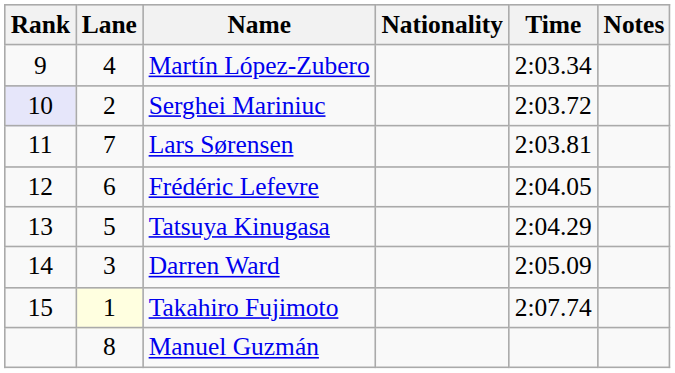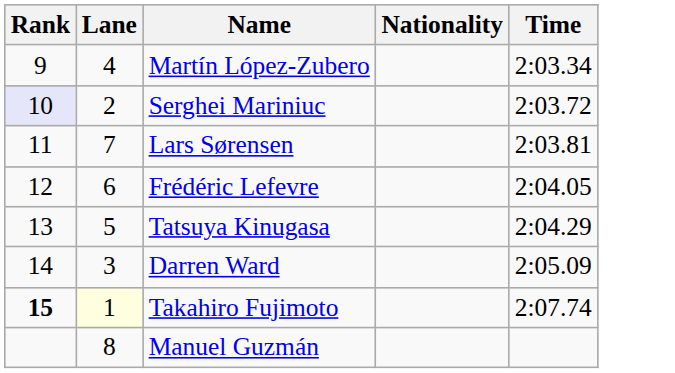- column: (634, 24)
(40, 307) normal -> (40, 307) bold
